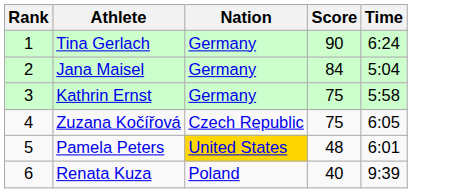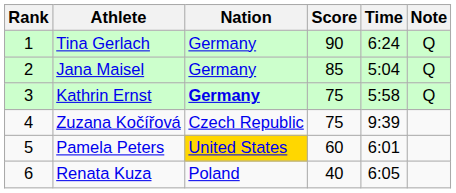+ column: (429, 17)
(334, 69) 84 -> (334, 69) 85
(222, 95) normal -> (224, 95) bold
(384, 122) 6:05 -> (384, 122) 9:39
(334, 148) 48 -> (334, 148) 60
(384, 174) 9:39 -> (384, 174) 6:05
